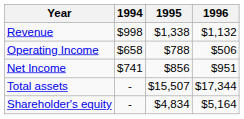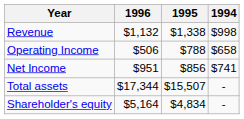columns swapped: (216, 13) <-> (130, 13)
